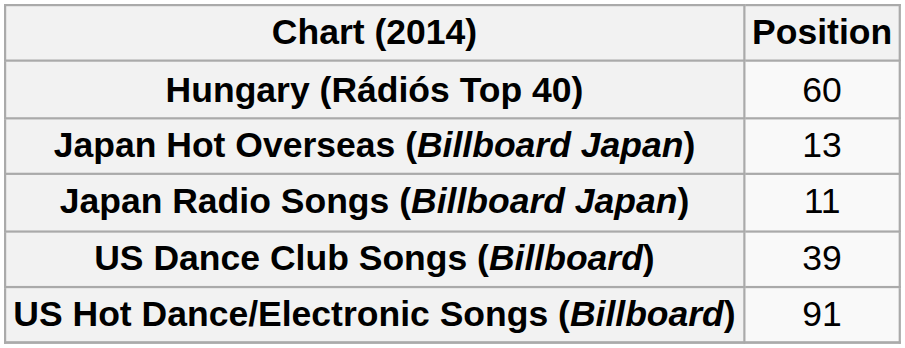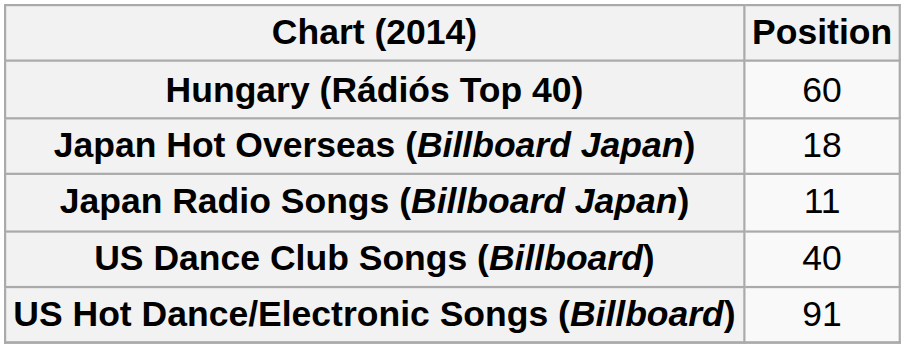(822, 145) 13 -> (822, 145) 18
(822, 257) 39 -> (822, 257) 40
